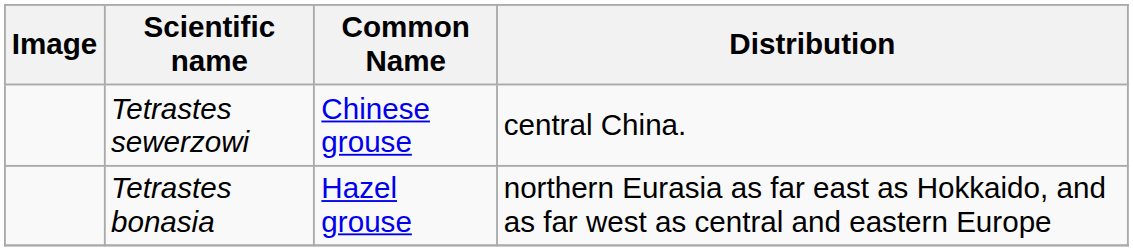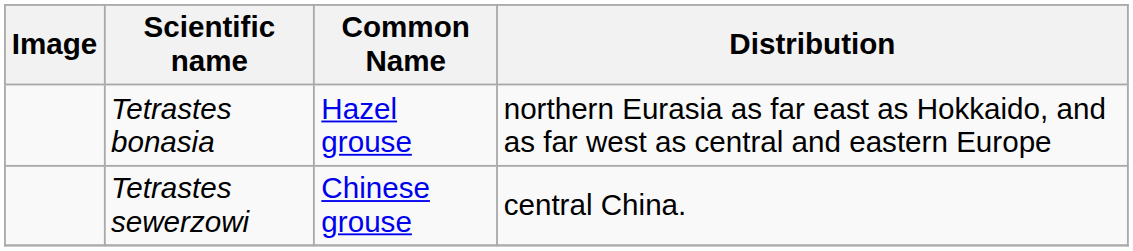rows swapped: (171, 205) <-> (180, 124)
